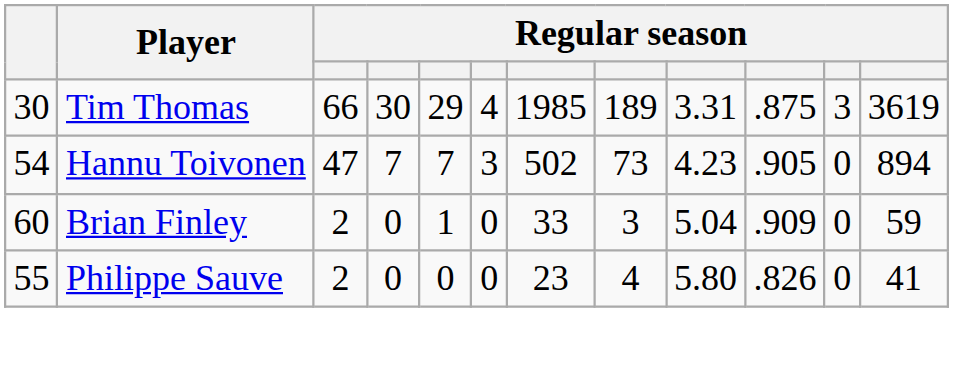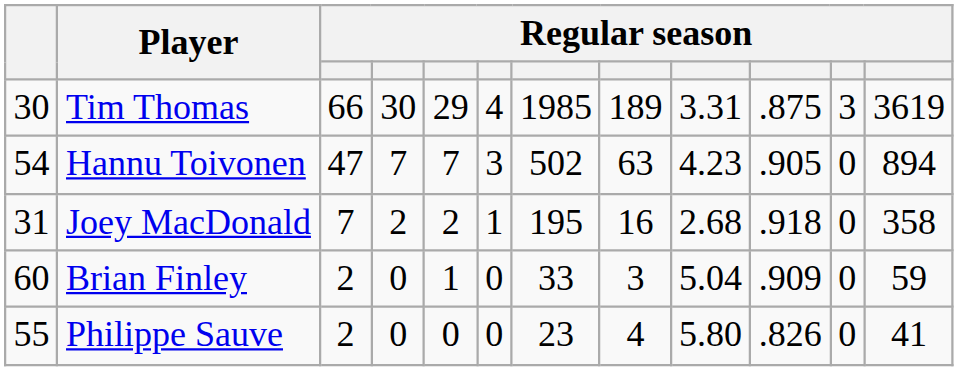(630, 163) 73 -> (636, 163) 63
+ row: (188, 220)
